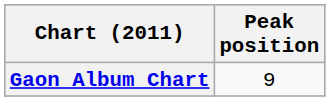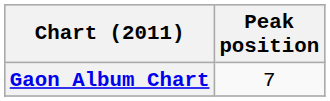(269, 80) 9 -> (269, 80) 7
